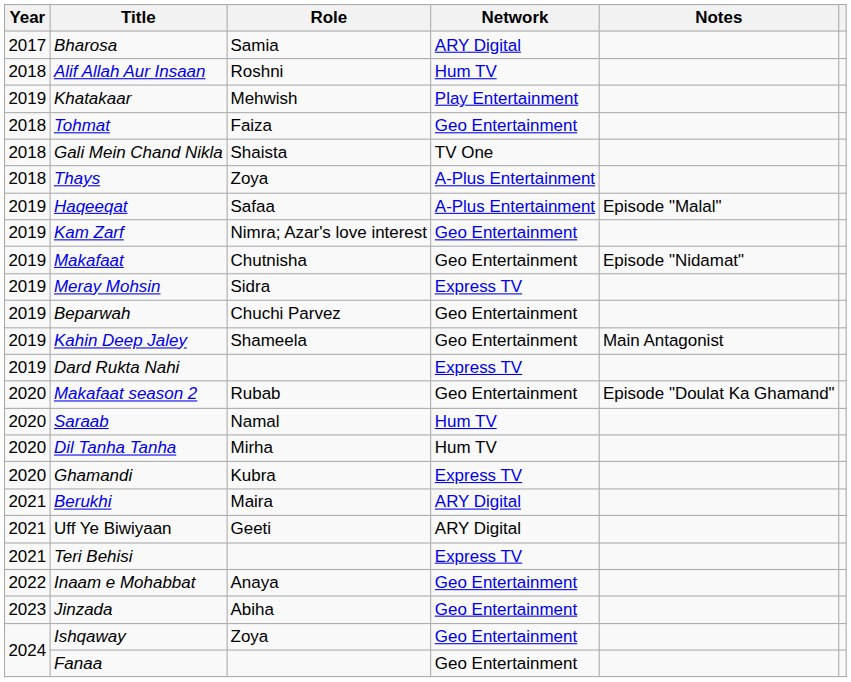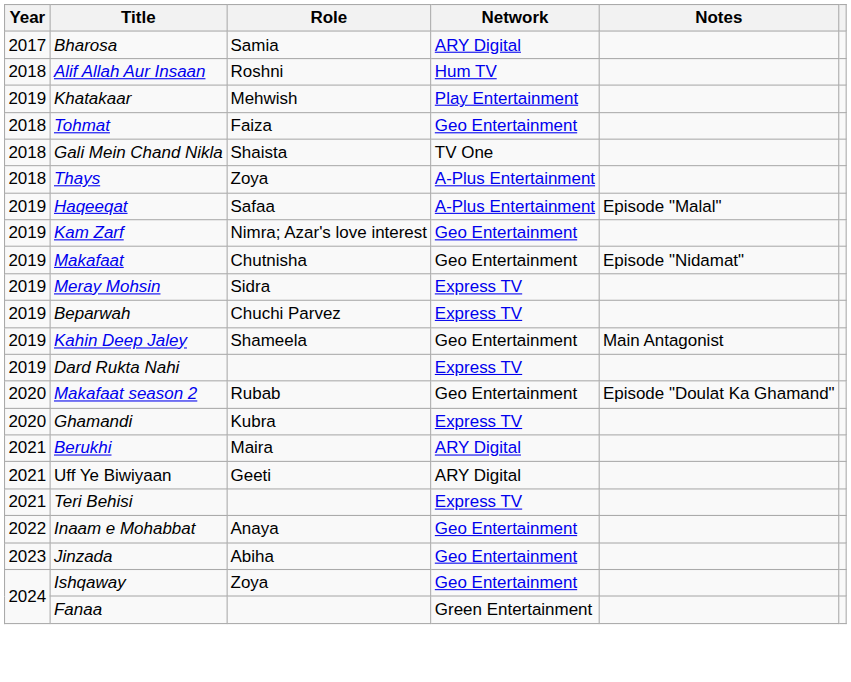(506, 313) Geo Entertainment -> (478, 313) Express TV
- row: (81, 421)
- row: (115, 448)
(506, 663) Geo Entertainment -> (514, 609) Green Entertainment
